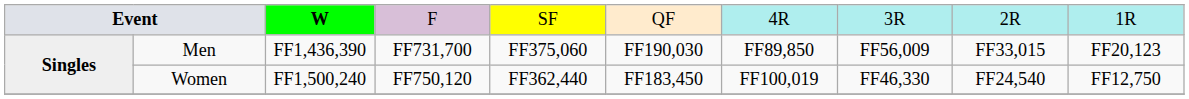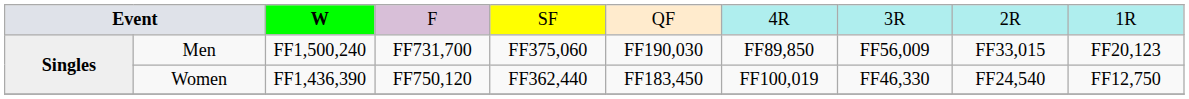(320, 49) FF1,436,390 -> (320, 49) FF1,500,240
(320, 79) FF1,500,240 -> (320, 79) FF1,436,390
